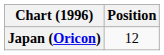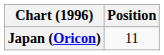(132, 38) 12 -> (132, 38) 11
